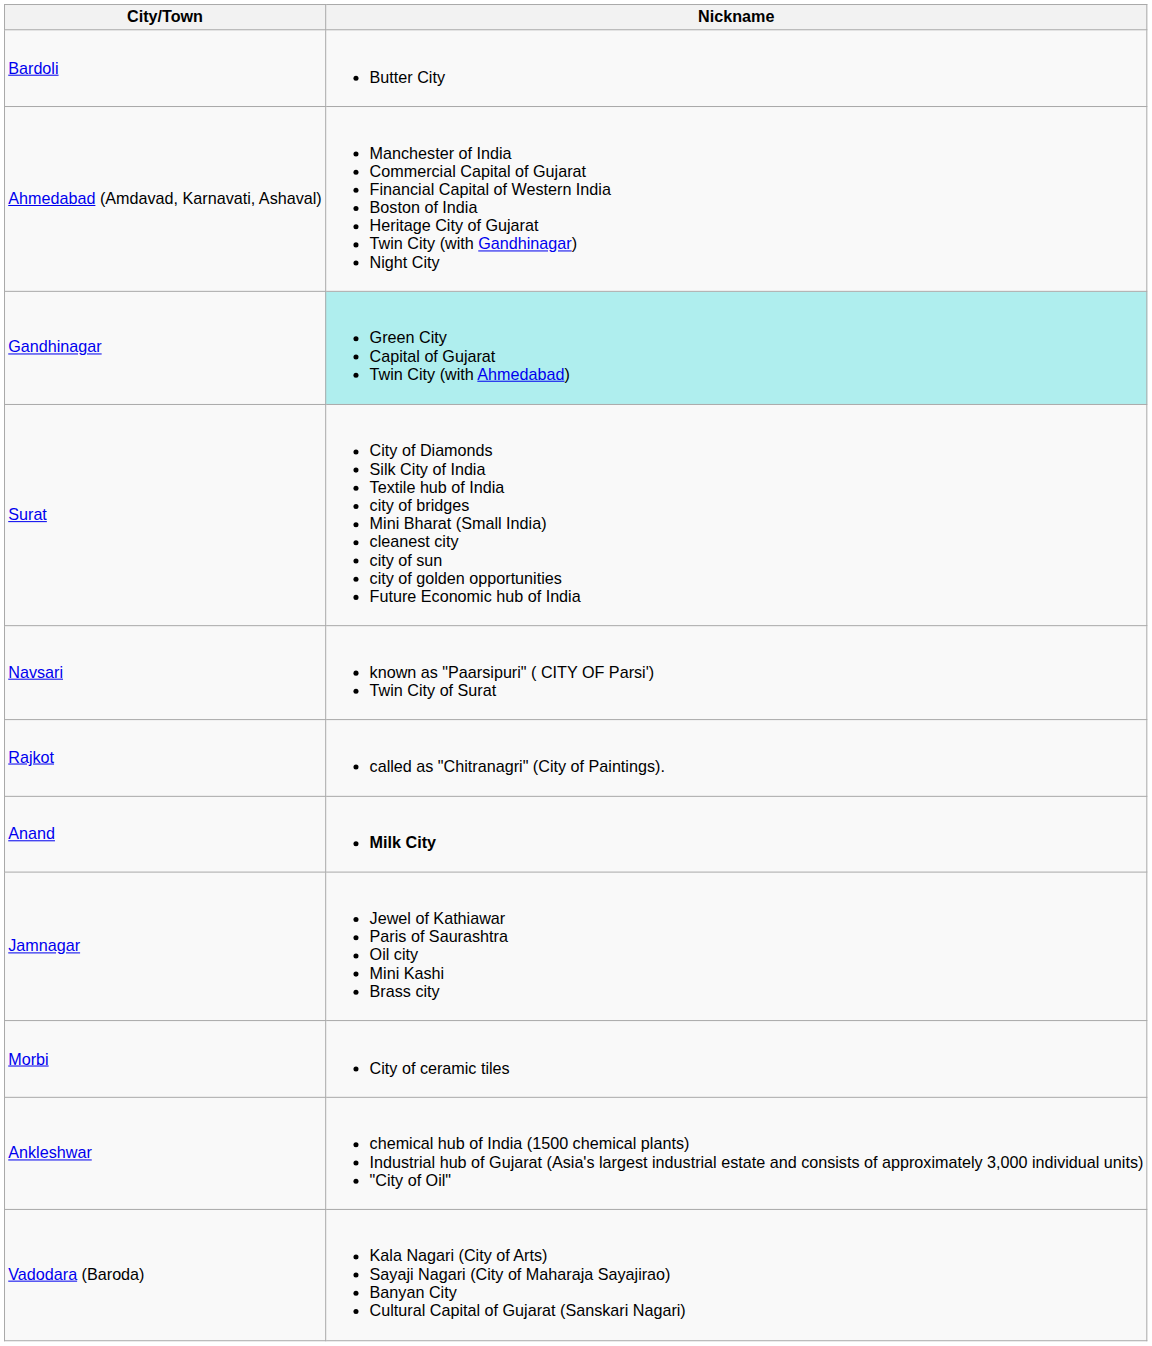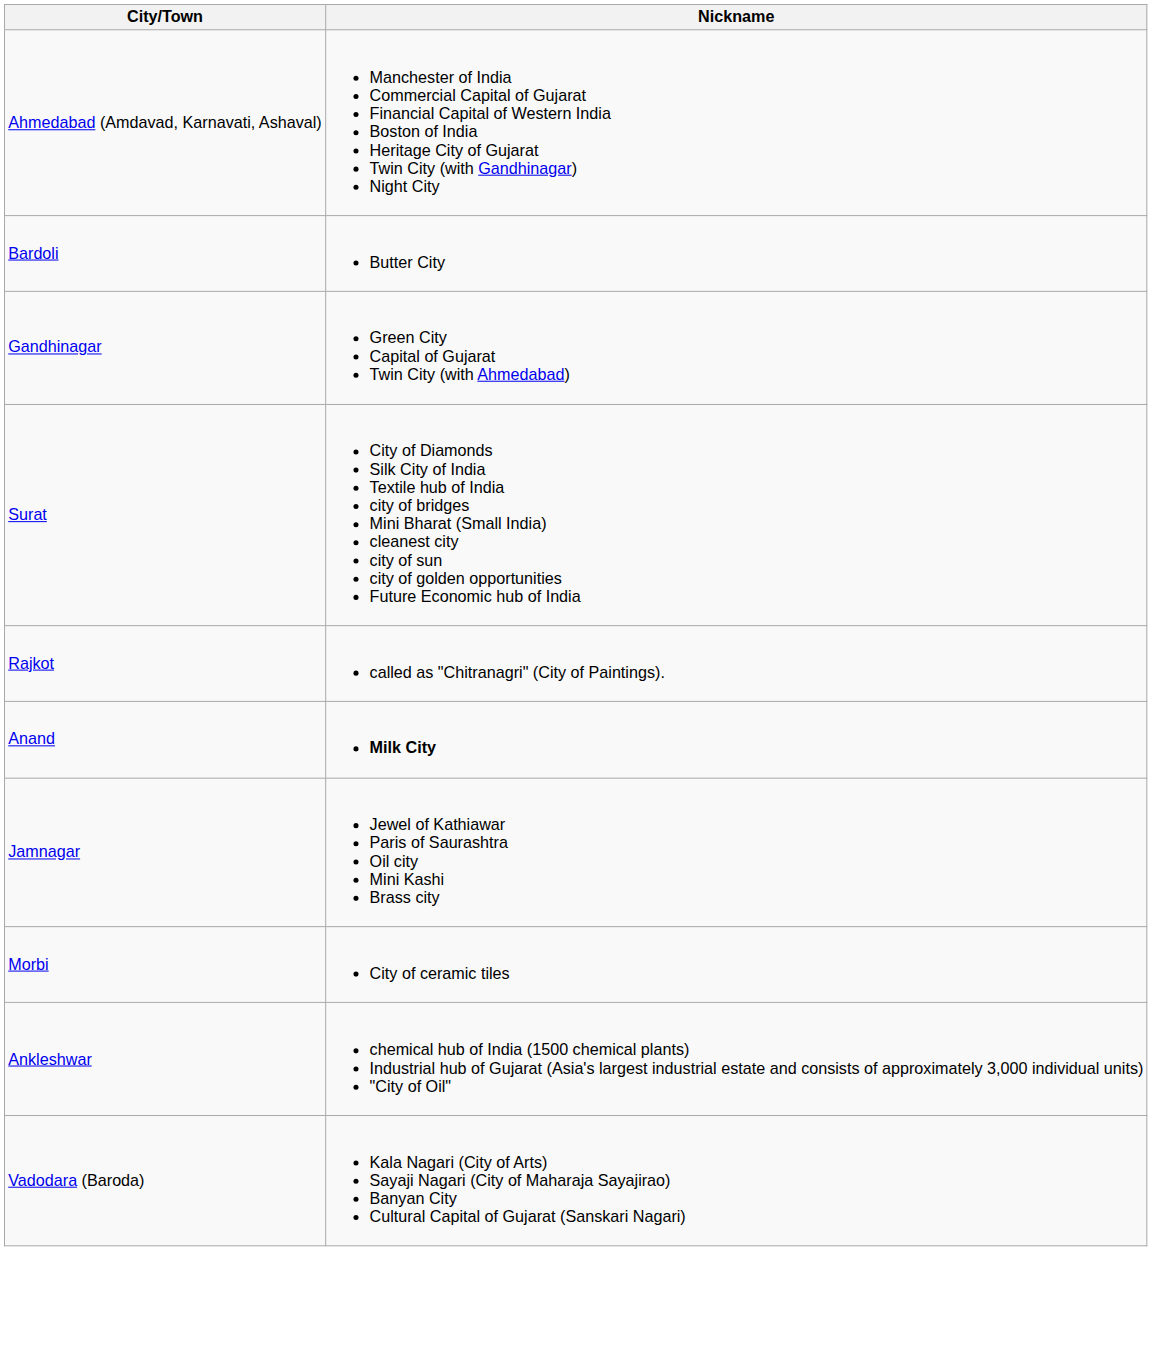rows swapped: (165, 198) <-> (33, 68)
(736, 357) paleturquoise background -> (736, 357) no background
- row: (36, 672)
